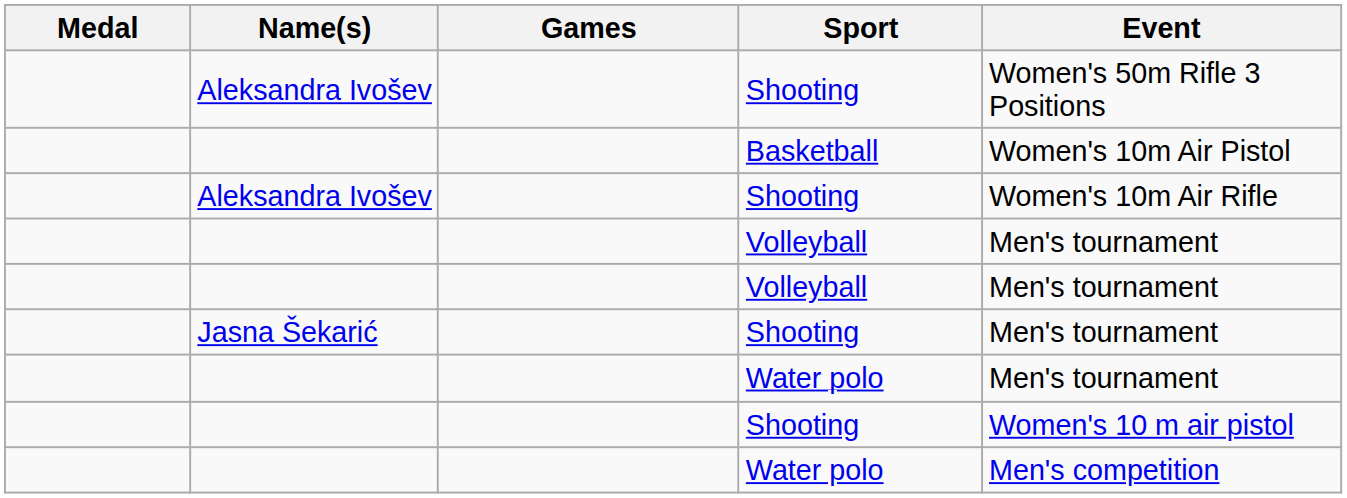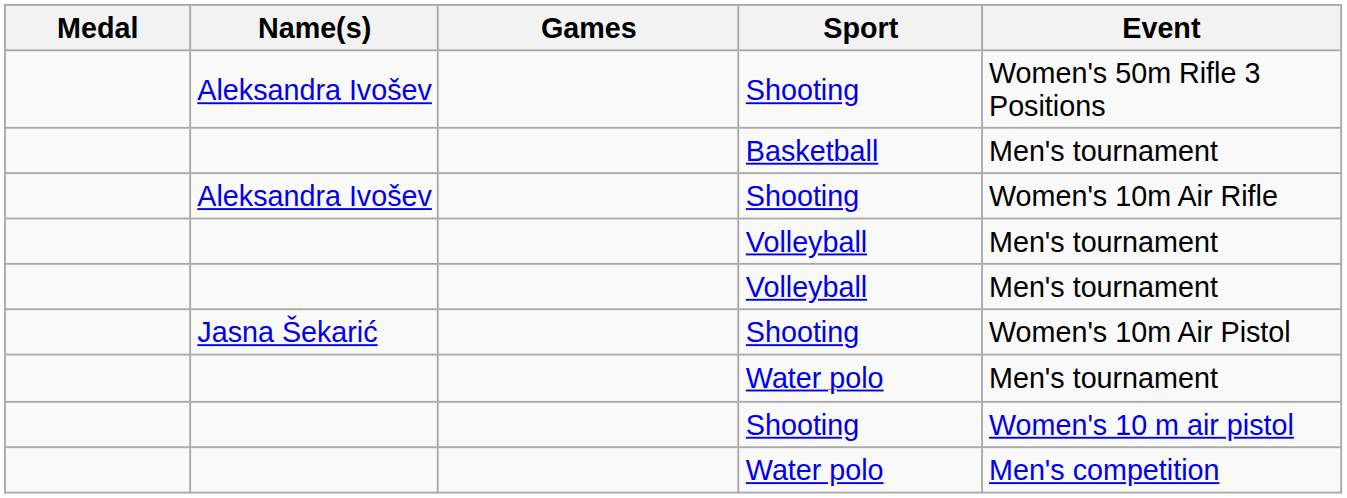(1140, 151) Women's 10m Air Pistol -> (1103, 151) Men's tournament
(1103, 333) Men's tournament -> (1140, 333) Women's 10m Air Pistol
